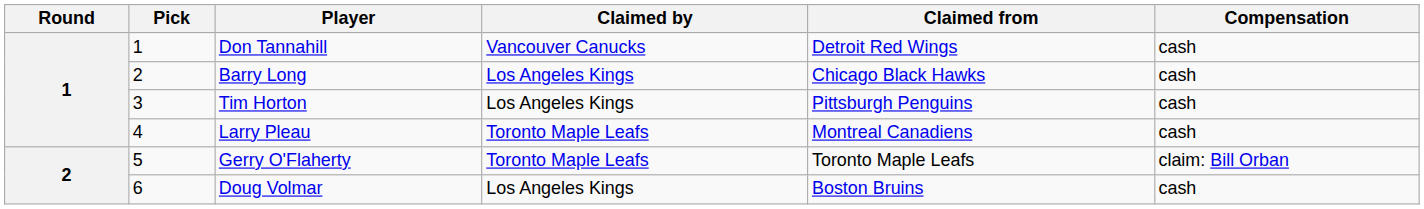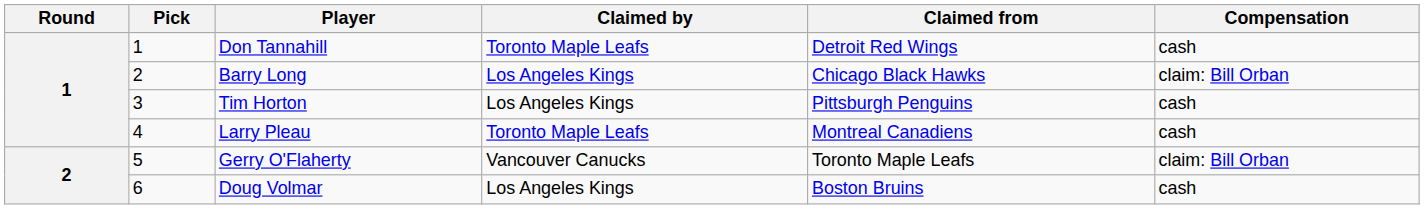(566, 47) Vancouver Canucks -> (567, 47) Toronto Maple Leafs
(1177, 75) cash -> (1224, 75) claim: Bill Orban
(567, 160) Toronto Maple Leafs -> (566, 160) Vancouver Canucks
